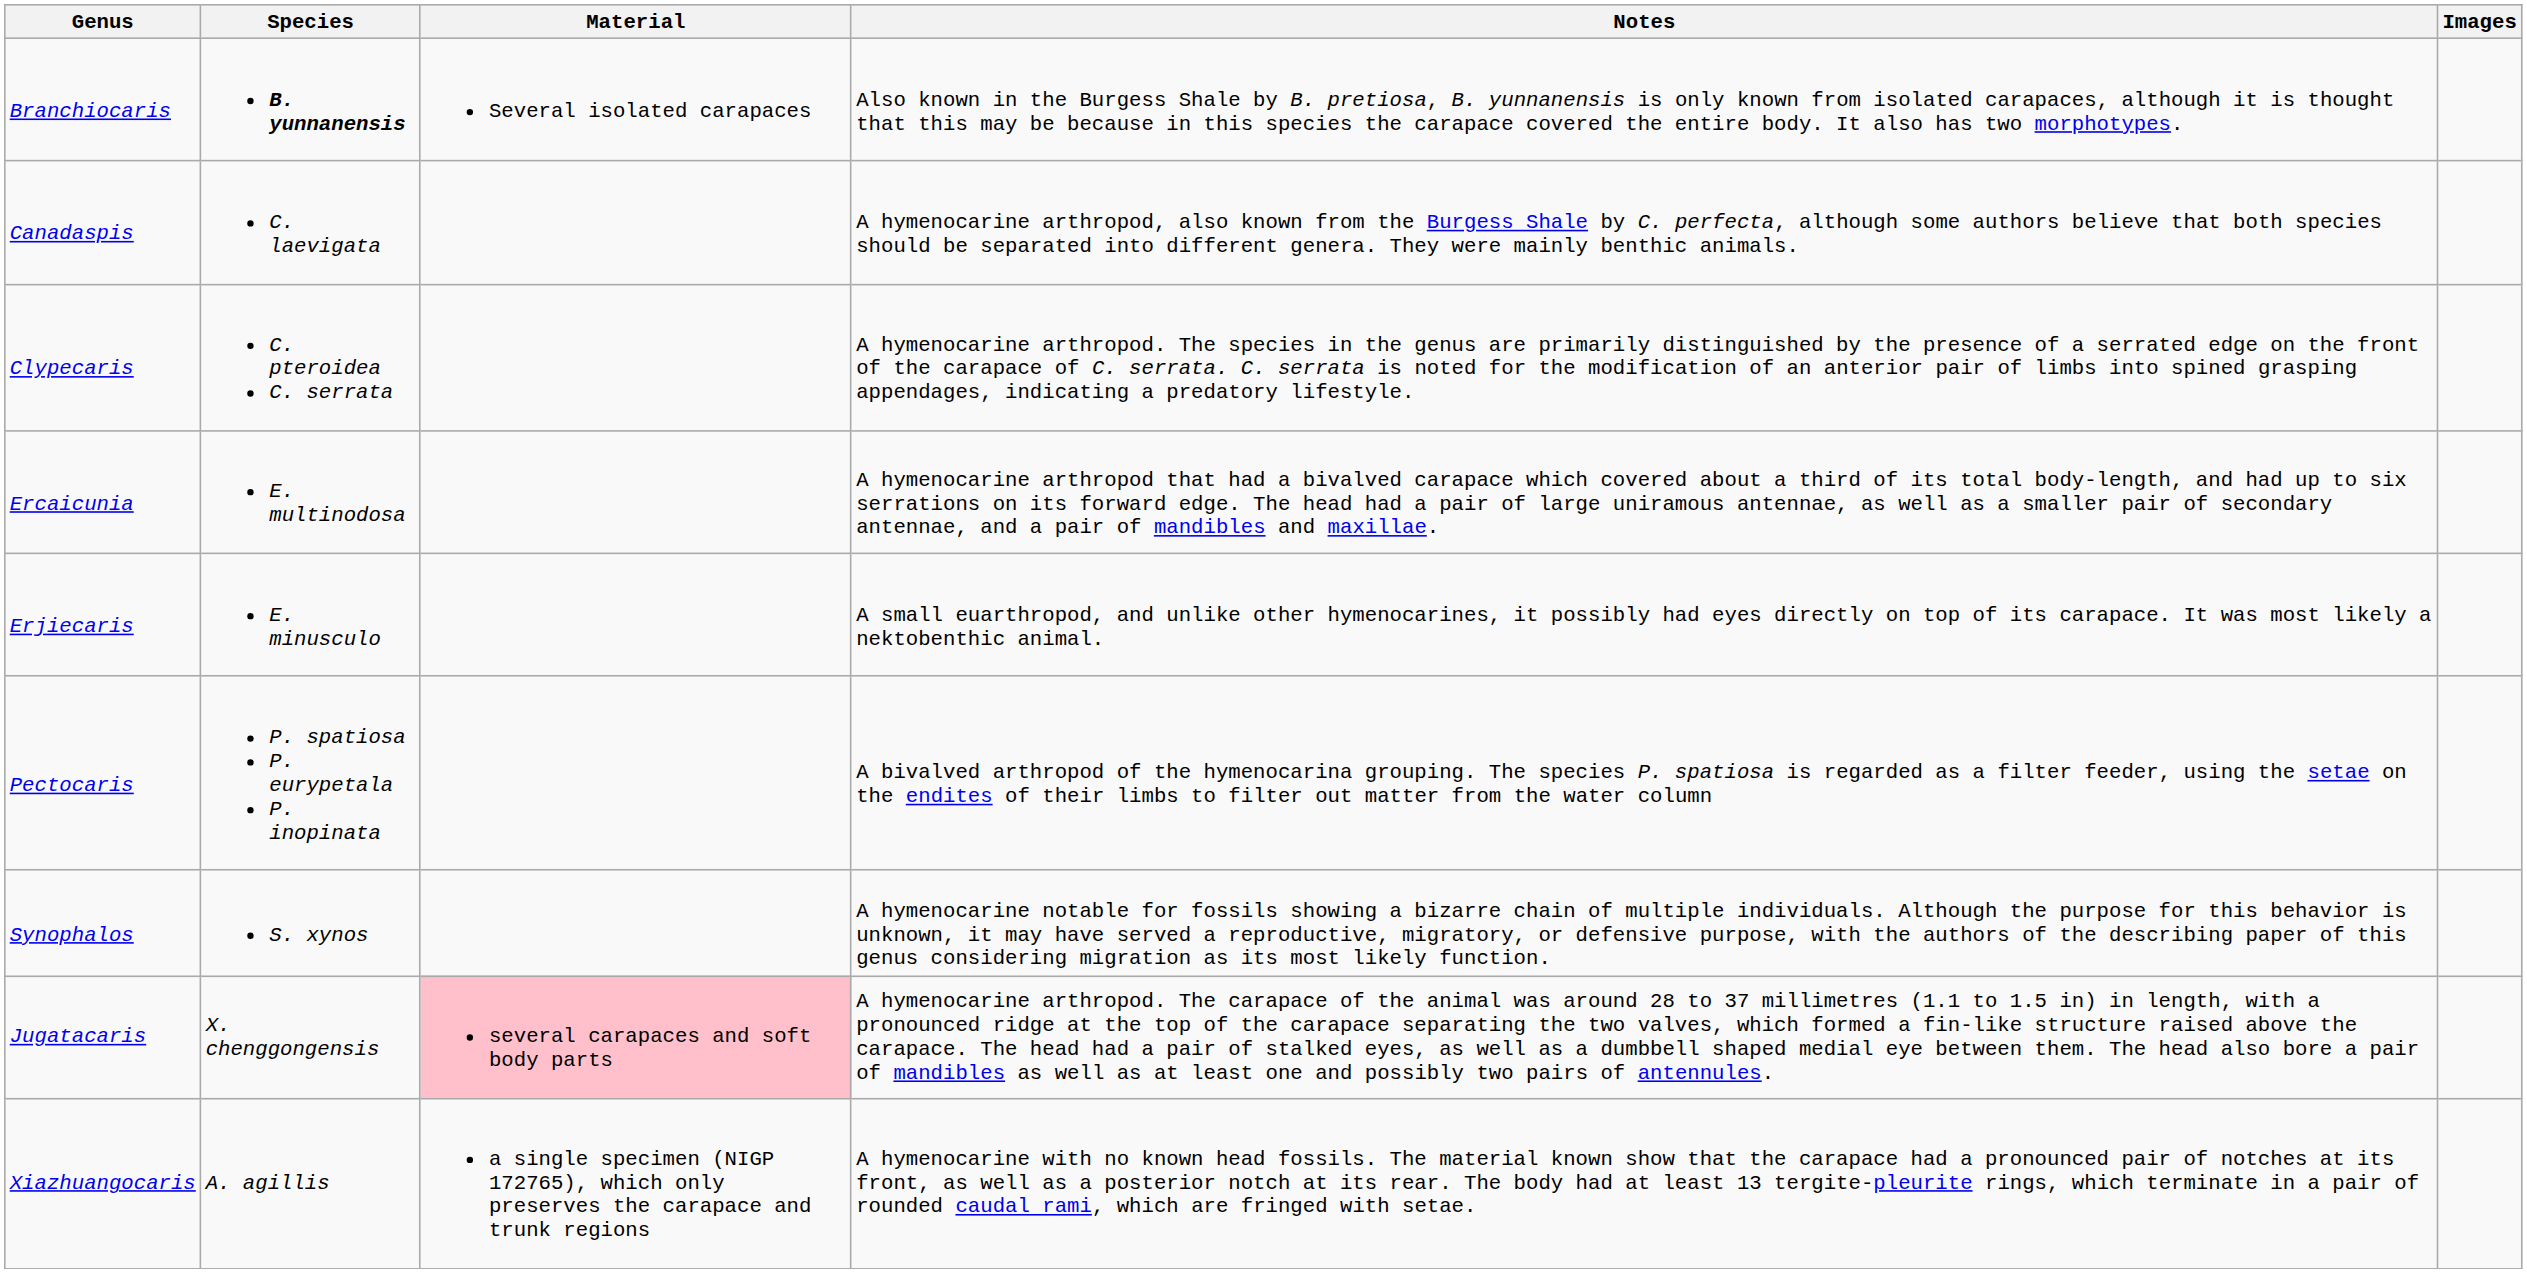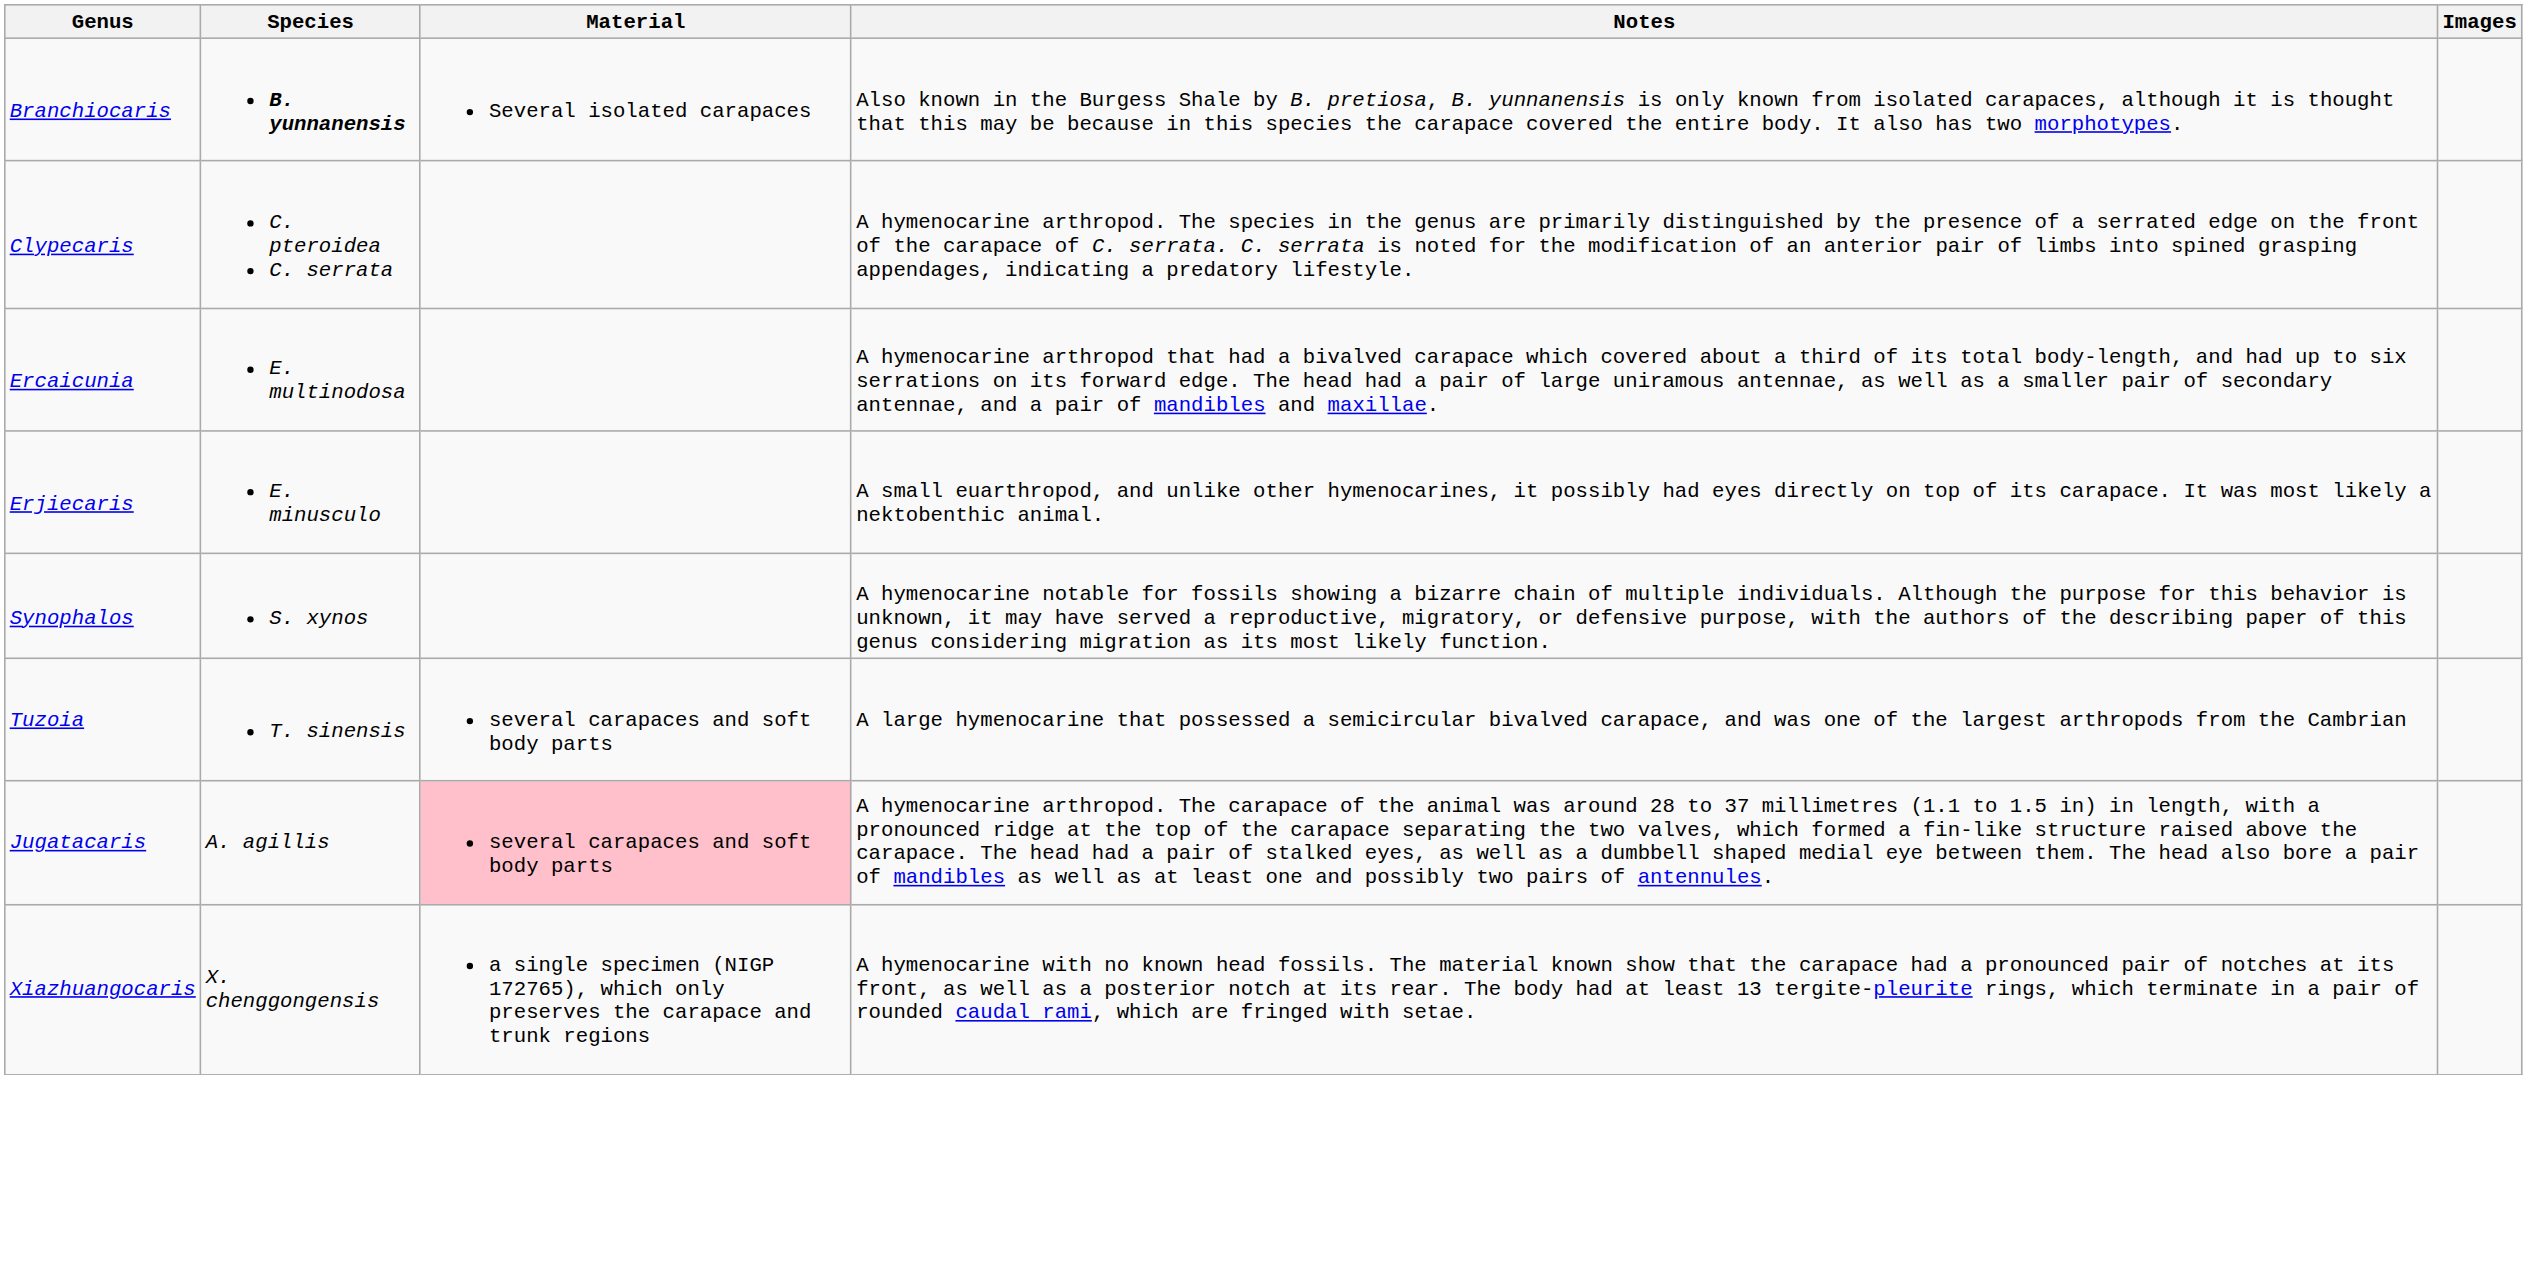- row: (72, 235)
- row: (72, 785)
+ row: (47, 720)
(292, 1037) X. chenggongensis -> (268, 843) A. agillis
(268, 1183) A. agillis -> (292, 989) X. chenggongensis
